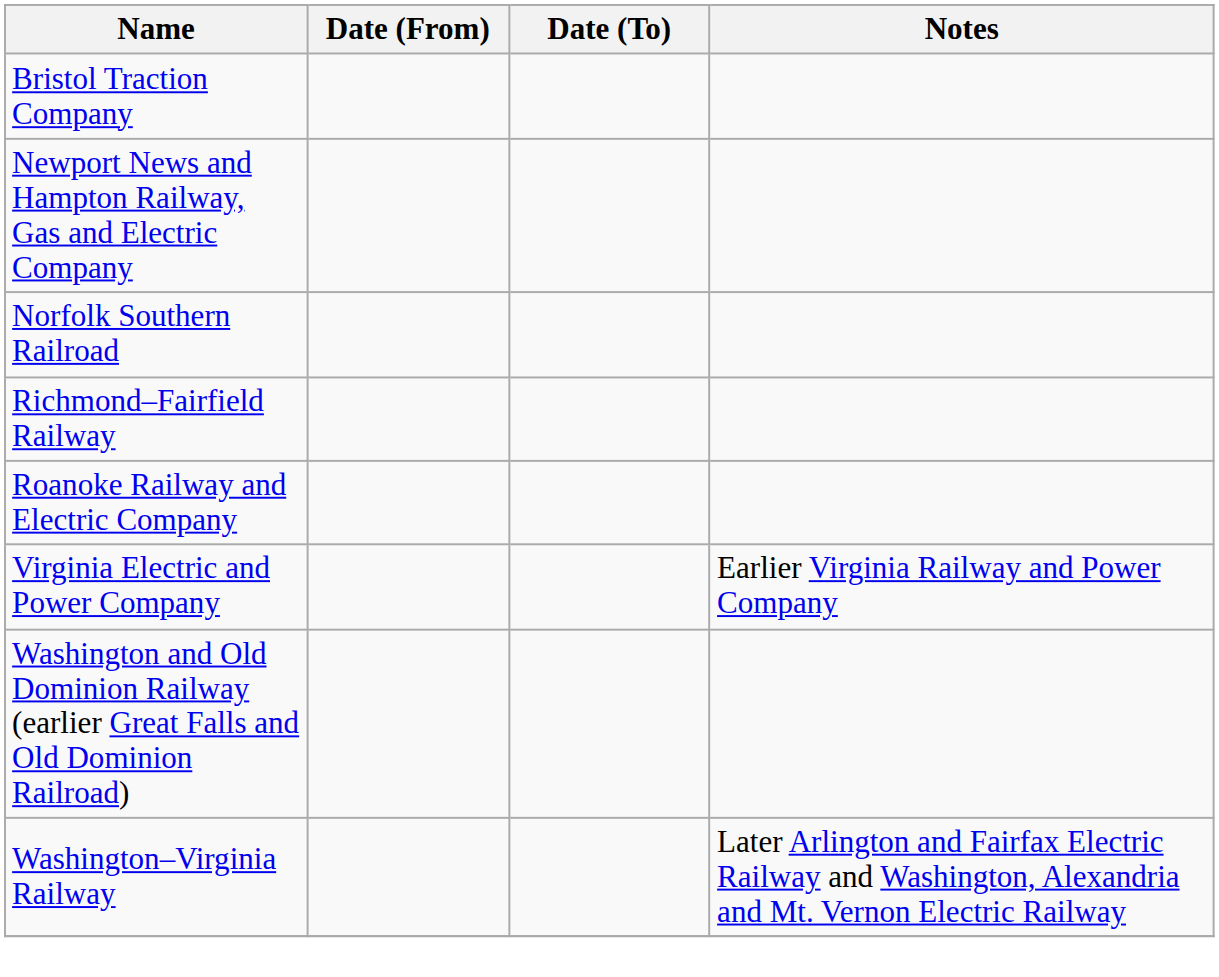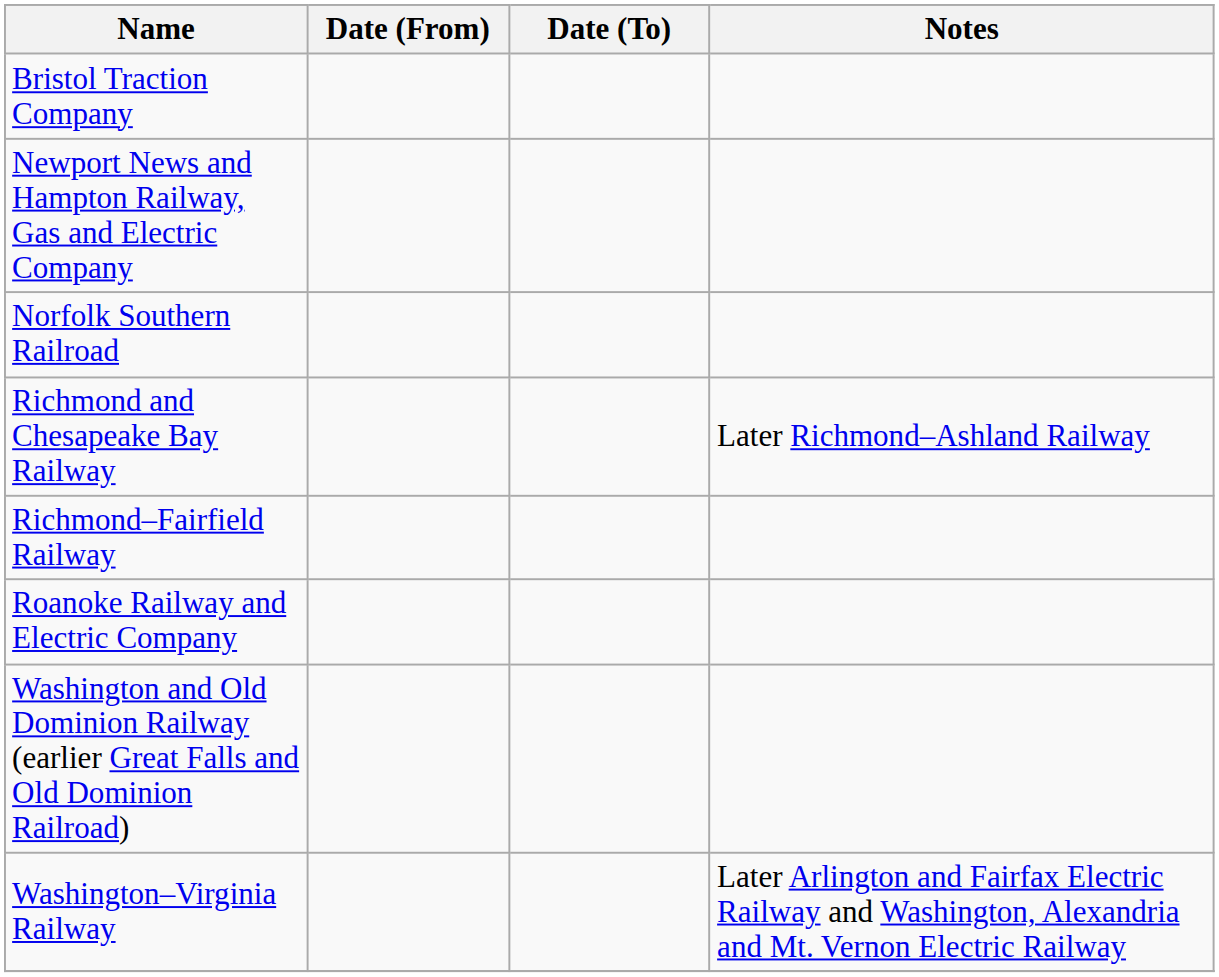+ row: (115, 435)
- row: (141, 586)
